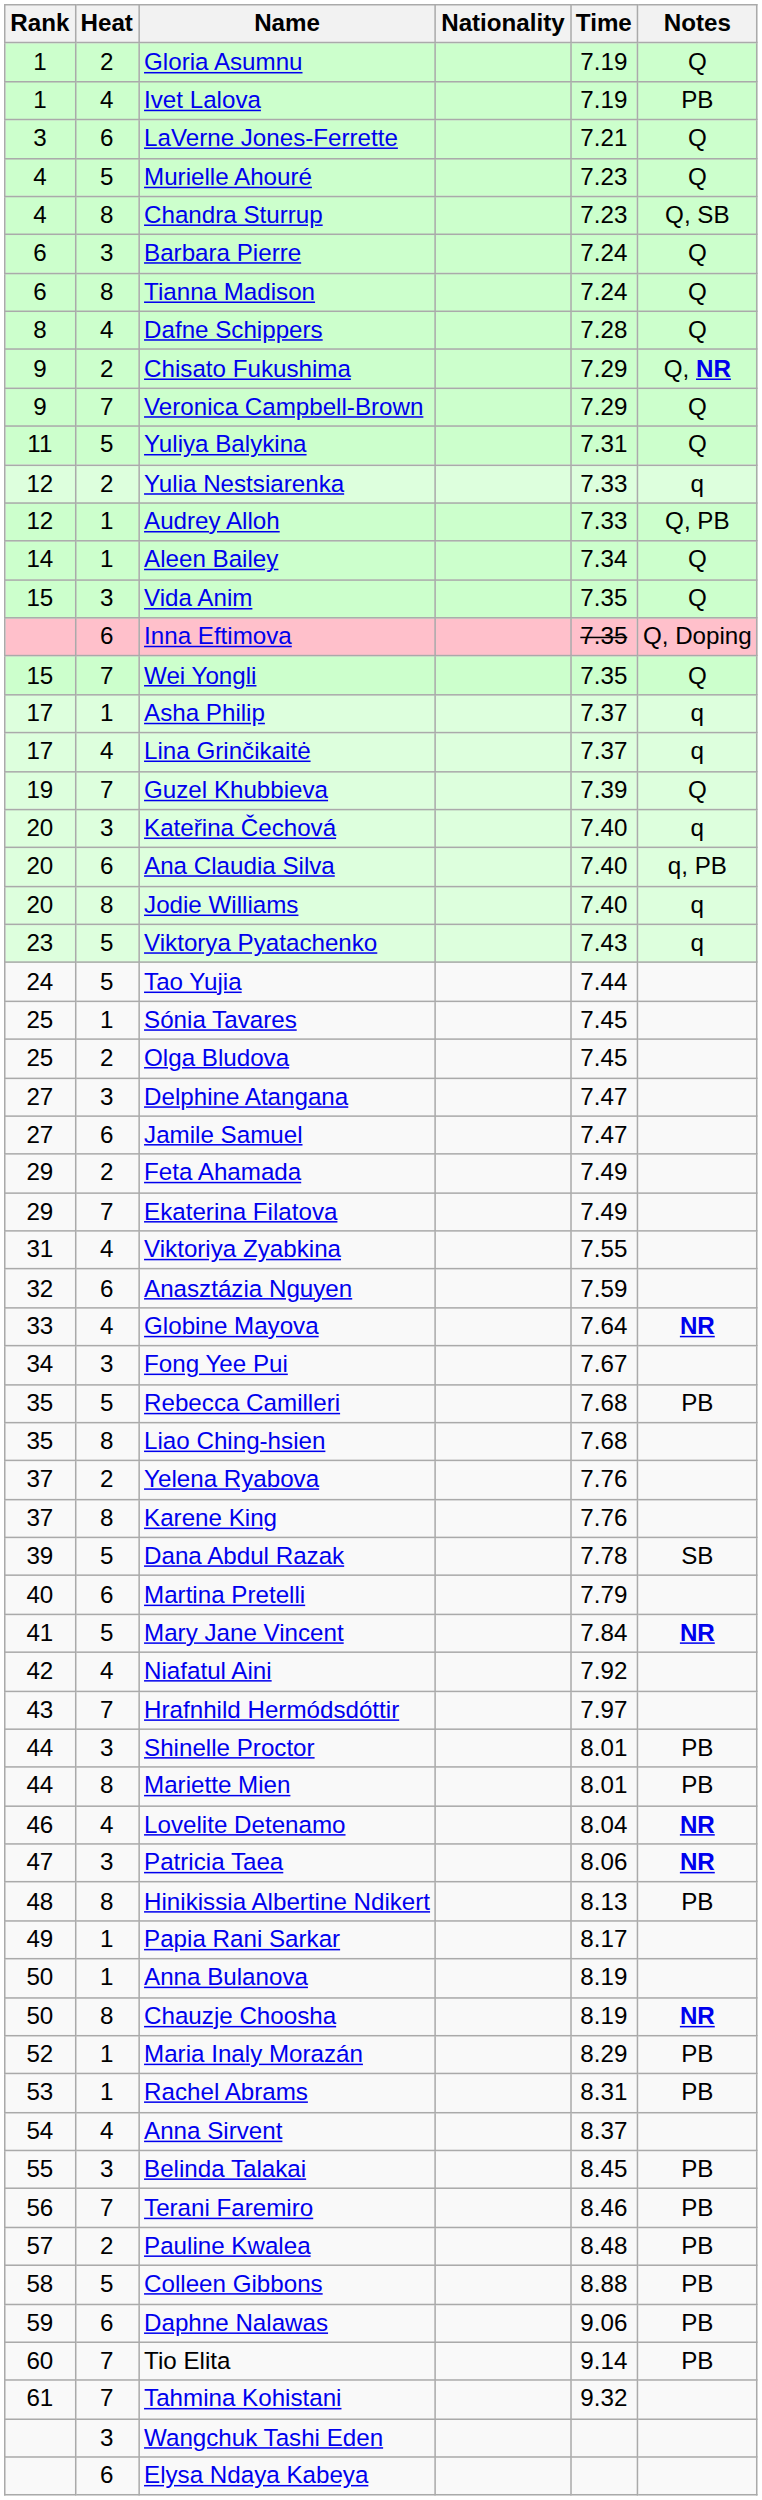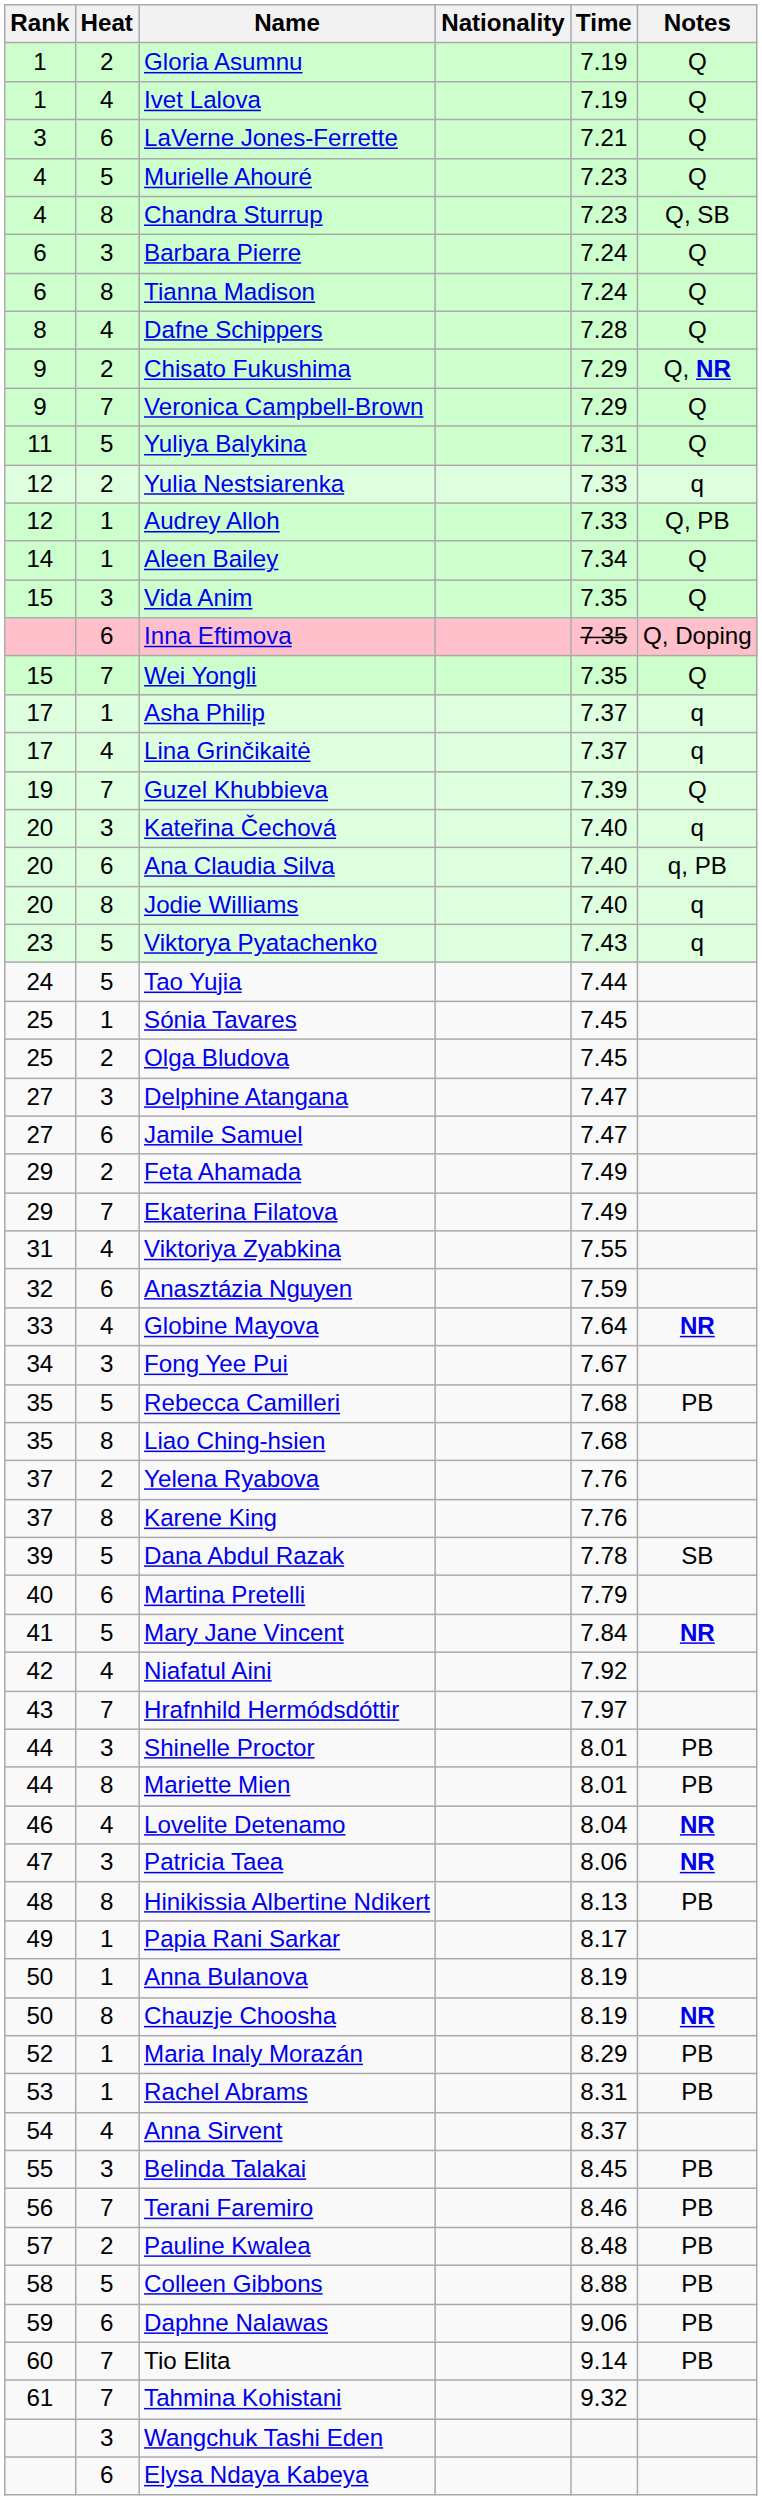(697, 100) PB -> (697, 100) Q
